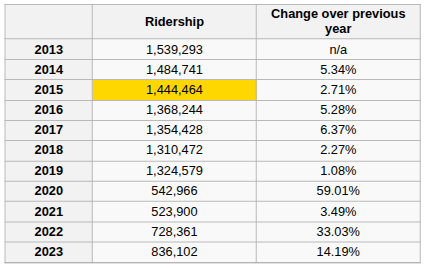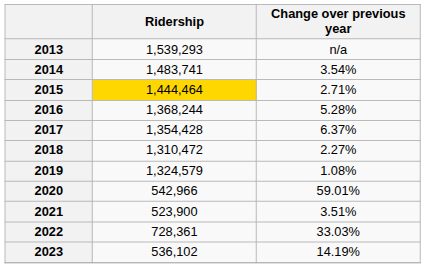(174, 69) 1,484,741 -> (174, 69) 1,483,741
(338, 69) 5.34% -> (338, 69) 3.54%
(338, 211) 3.49% -> (338, 211) 3.51%
(174, 252) 836,102 -> (174, 252) 536,102
